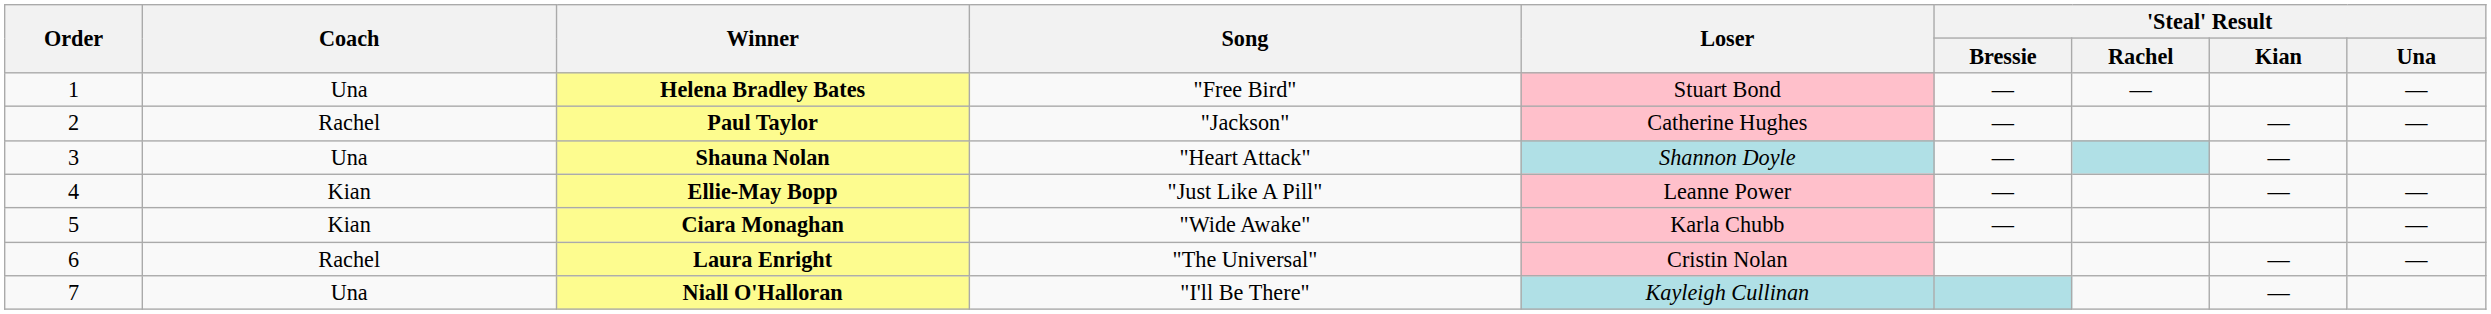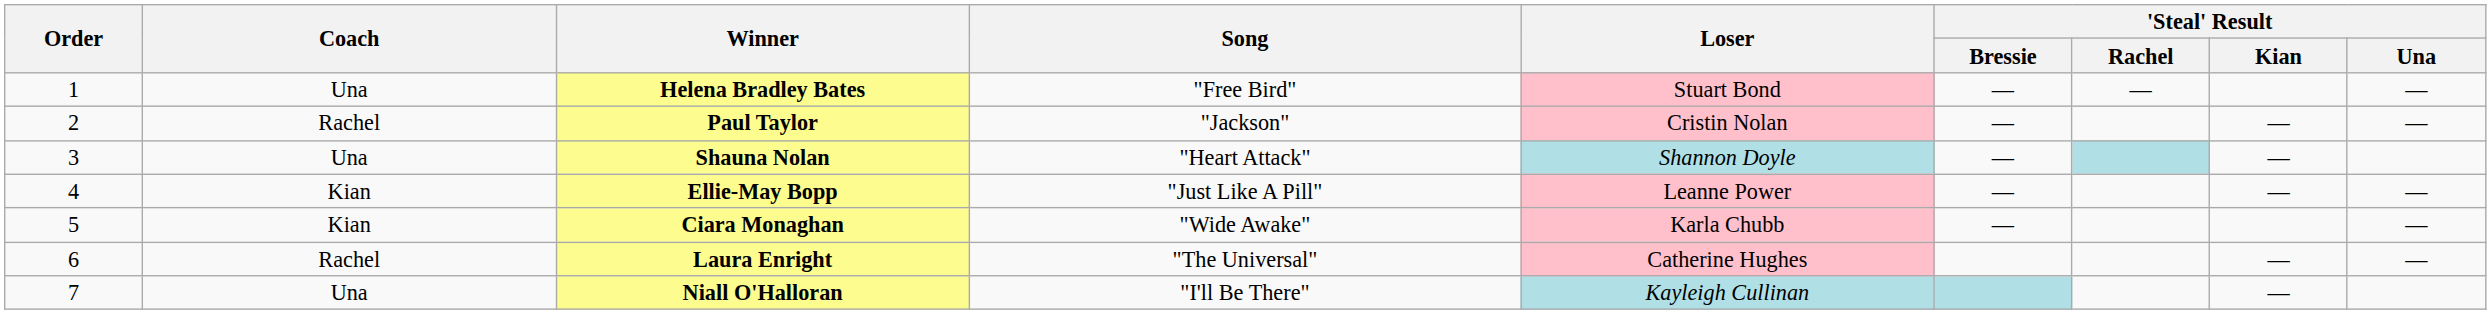(1727, 123) Catherine Hughes -> (1727, 123) Cristin Nolan
(1727, 259) Cristin Nolan -> (1727, 259) Catherine Hughes
